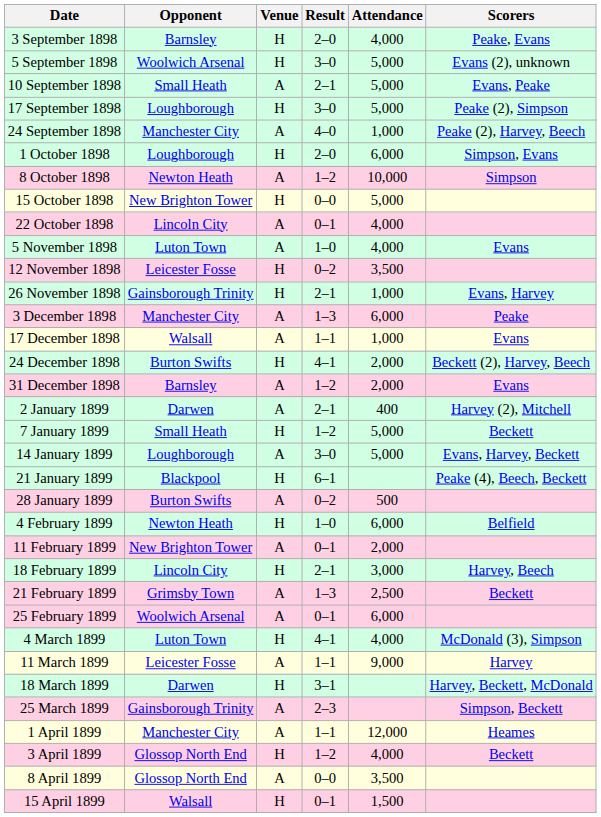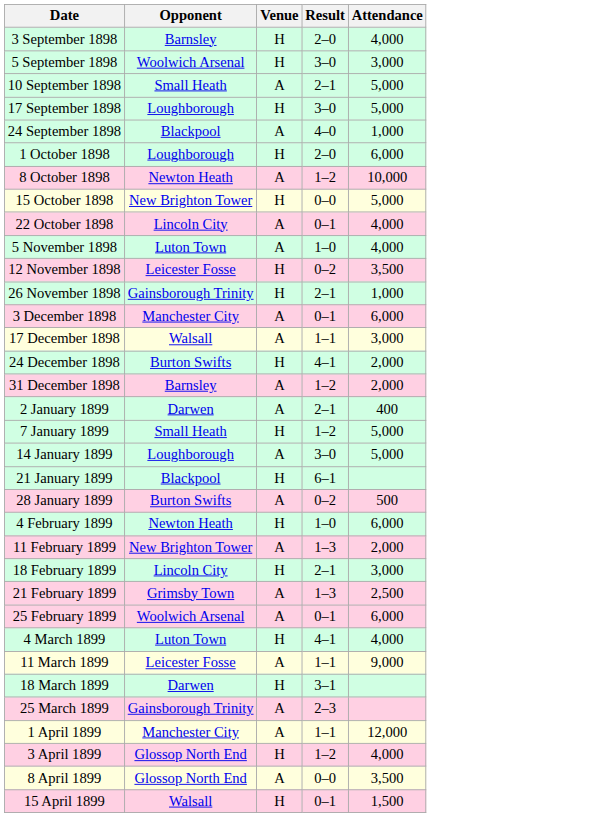- column: (511, 16)
(387, 62) 5,000 -> (387, 62) 3,000
(191, 131) Manchester City -> (191, 131) Blackpool
(325, 316) 1–3 -> (325, 316) 0–1
(387, 339) 1,000 -> (387, 339) 3,000
(325, 547) 0–1 -> (325, 547) 1–3
